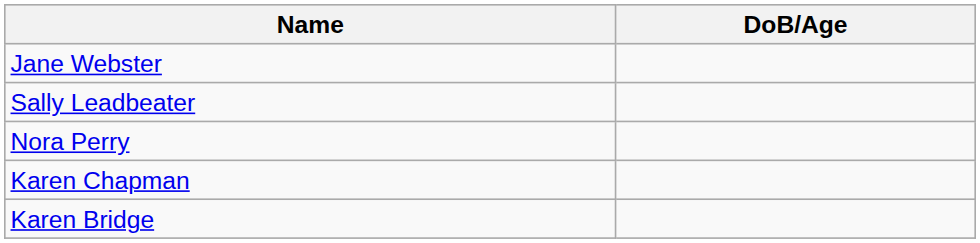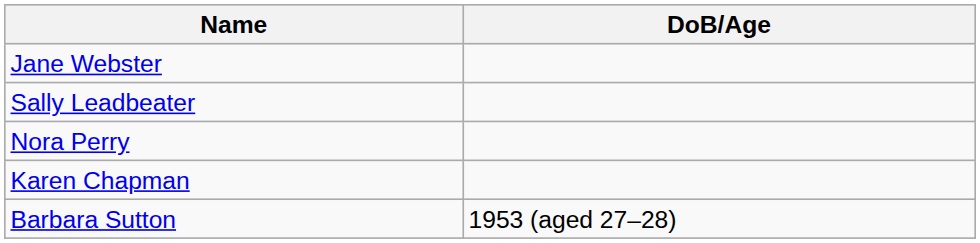- row: (82, 219)
+ row: (93, 219)
